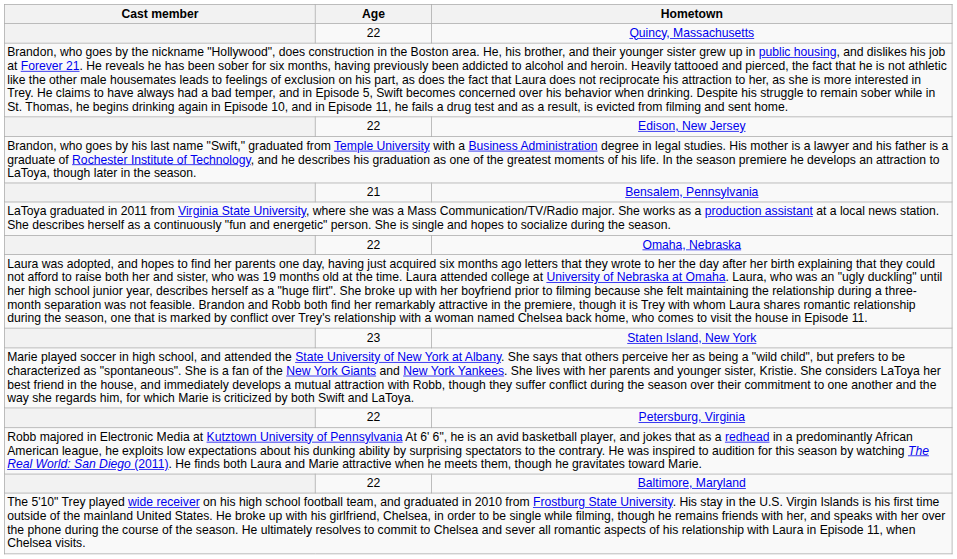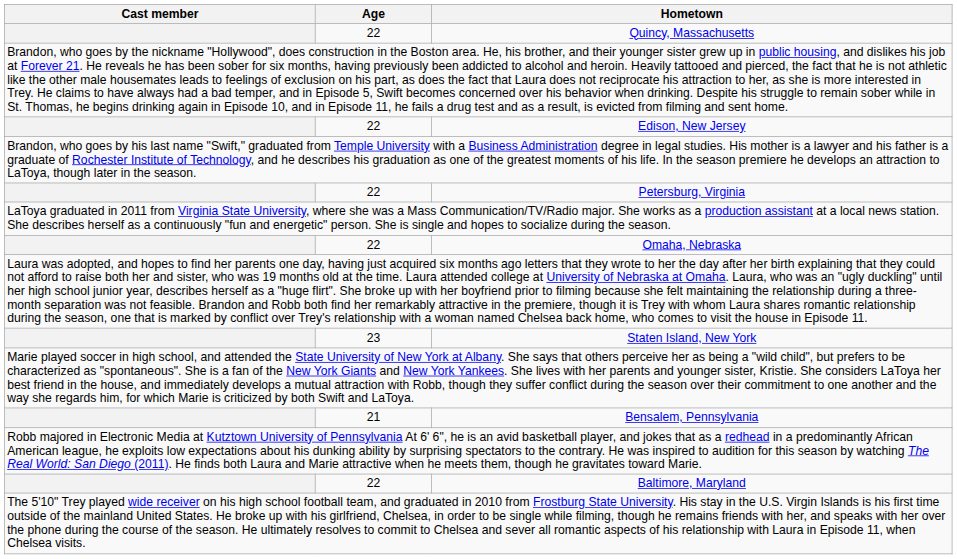rows swapped: (692, 417) <-> (692, 192)
